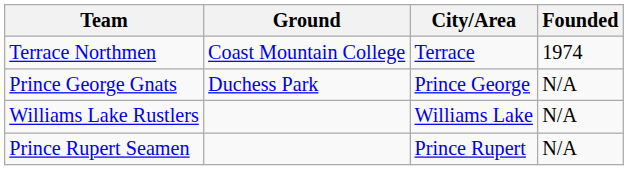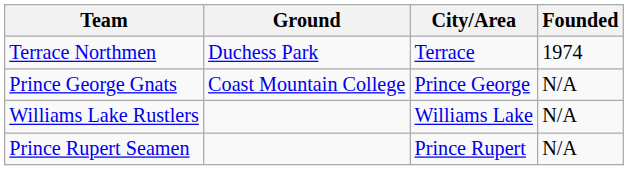(307, 52) Coast Mountain College -> (263, 52) Duchess Park
(263, 84) Duchess Park -> (307, 84) Coast Mountain College
